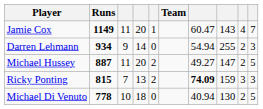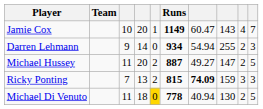columns swapped: (174, 12) <-> (104, 12)
(125, 29) 11 -> (127, 29) 10
(125, 96) 10 -> (127, 96) 11
(154, 96) no background -> (155, 96) gold background
